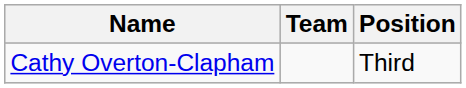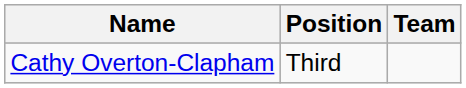columns swapped: (407, 23) <-> (317, 23)
